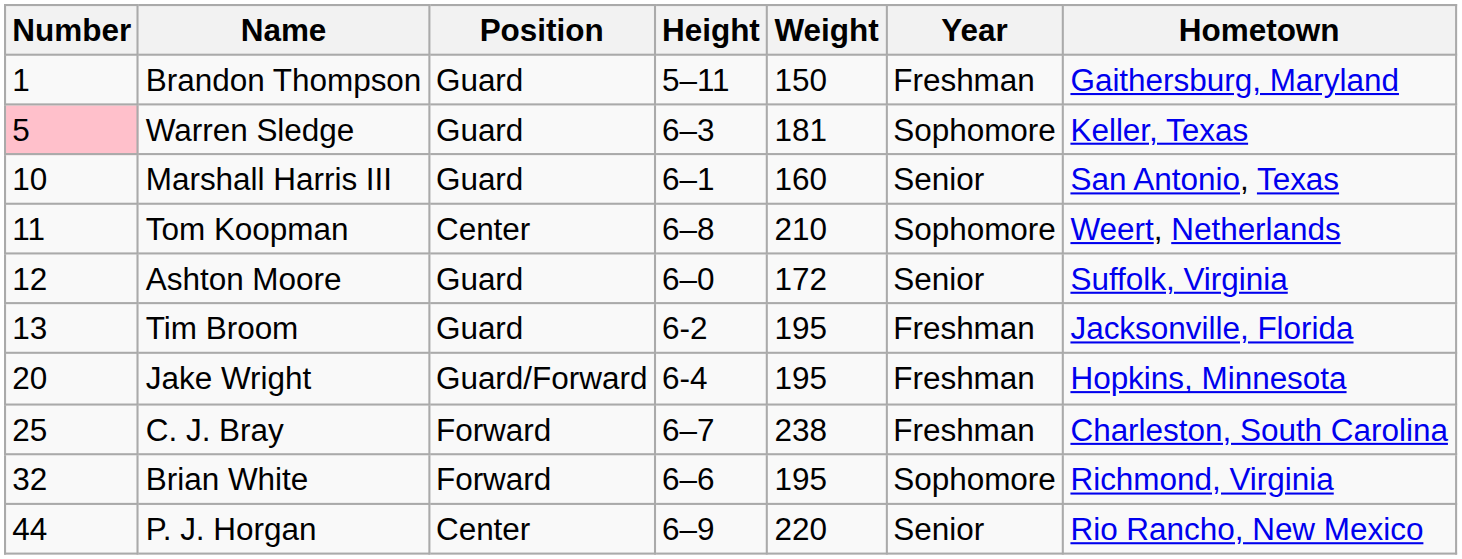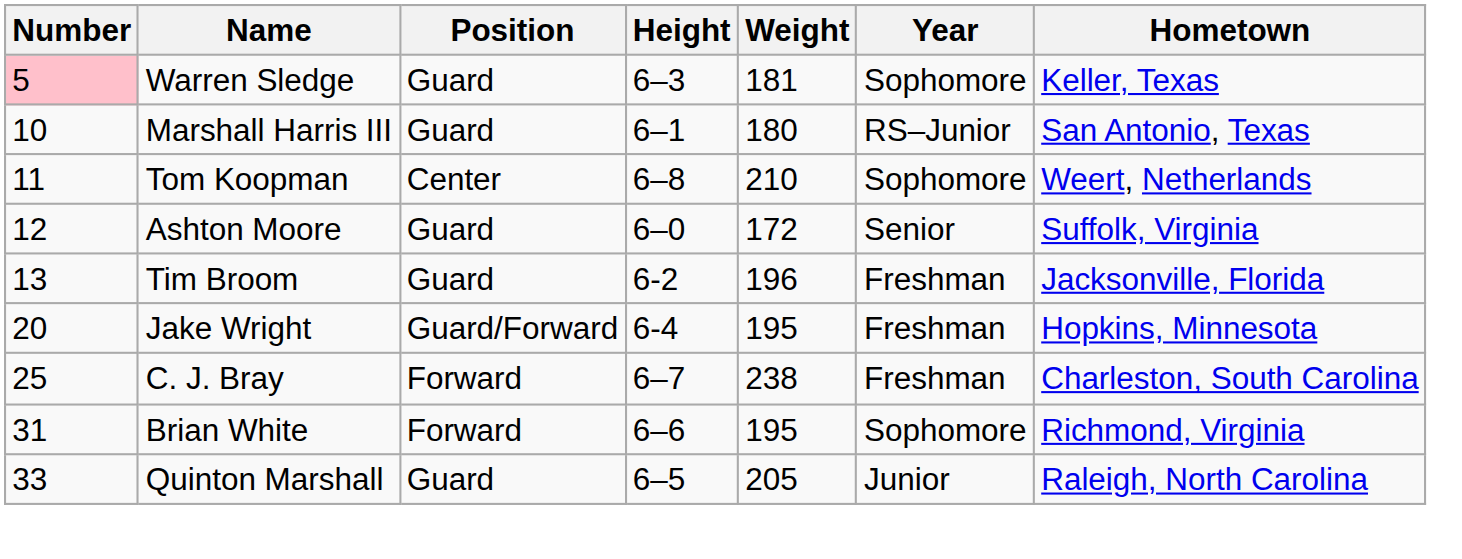- row: (284, 80)
(801, 180) 160 -> (771, 130) 180
(939, 180) Senior -> (937, 130) RS–Junior
(801, 329) 195 -> (771, 279) 196
(30, 478) 32 -> (30, 429) 31
+ row: (265, 478)
- row: (231, 528)
